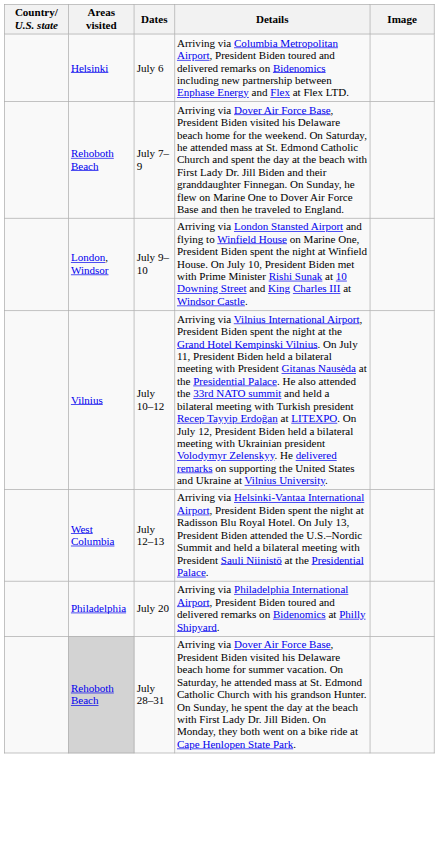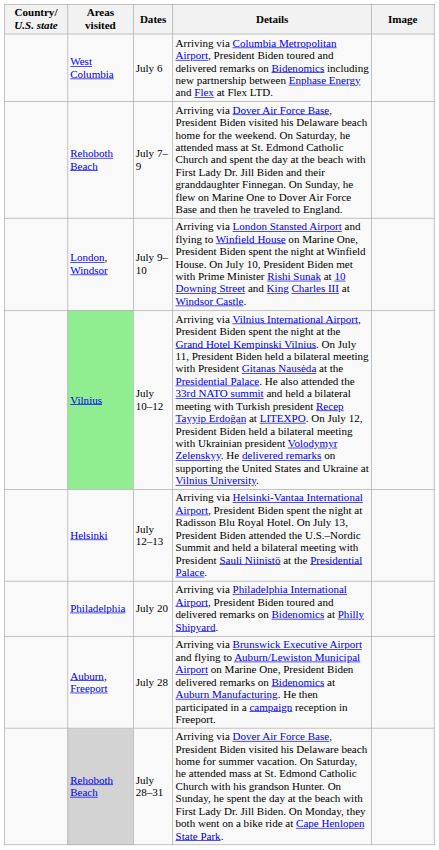(90, 68) Helsinki -> (92, 68) West Columbia
(87, 399) no background -> (86, 399) lightgreen background
(93, 535) West Columbia -> (89, 535) Helsinki
+ row: (152, 682)
